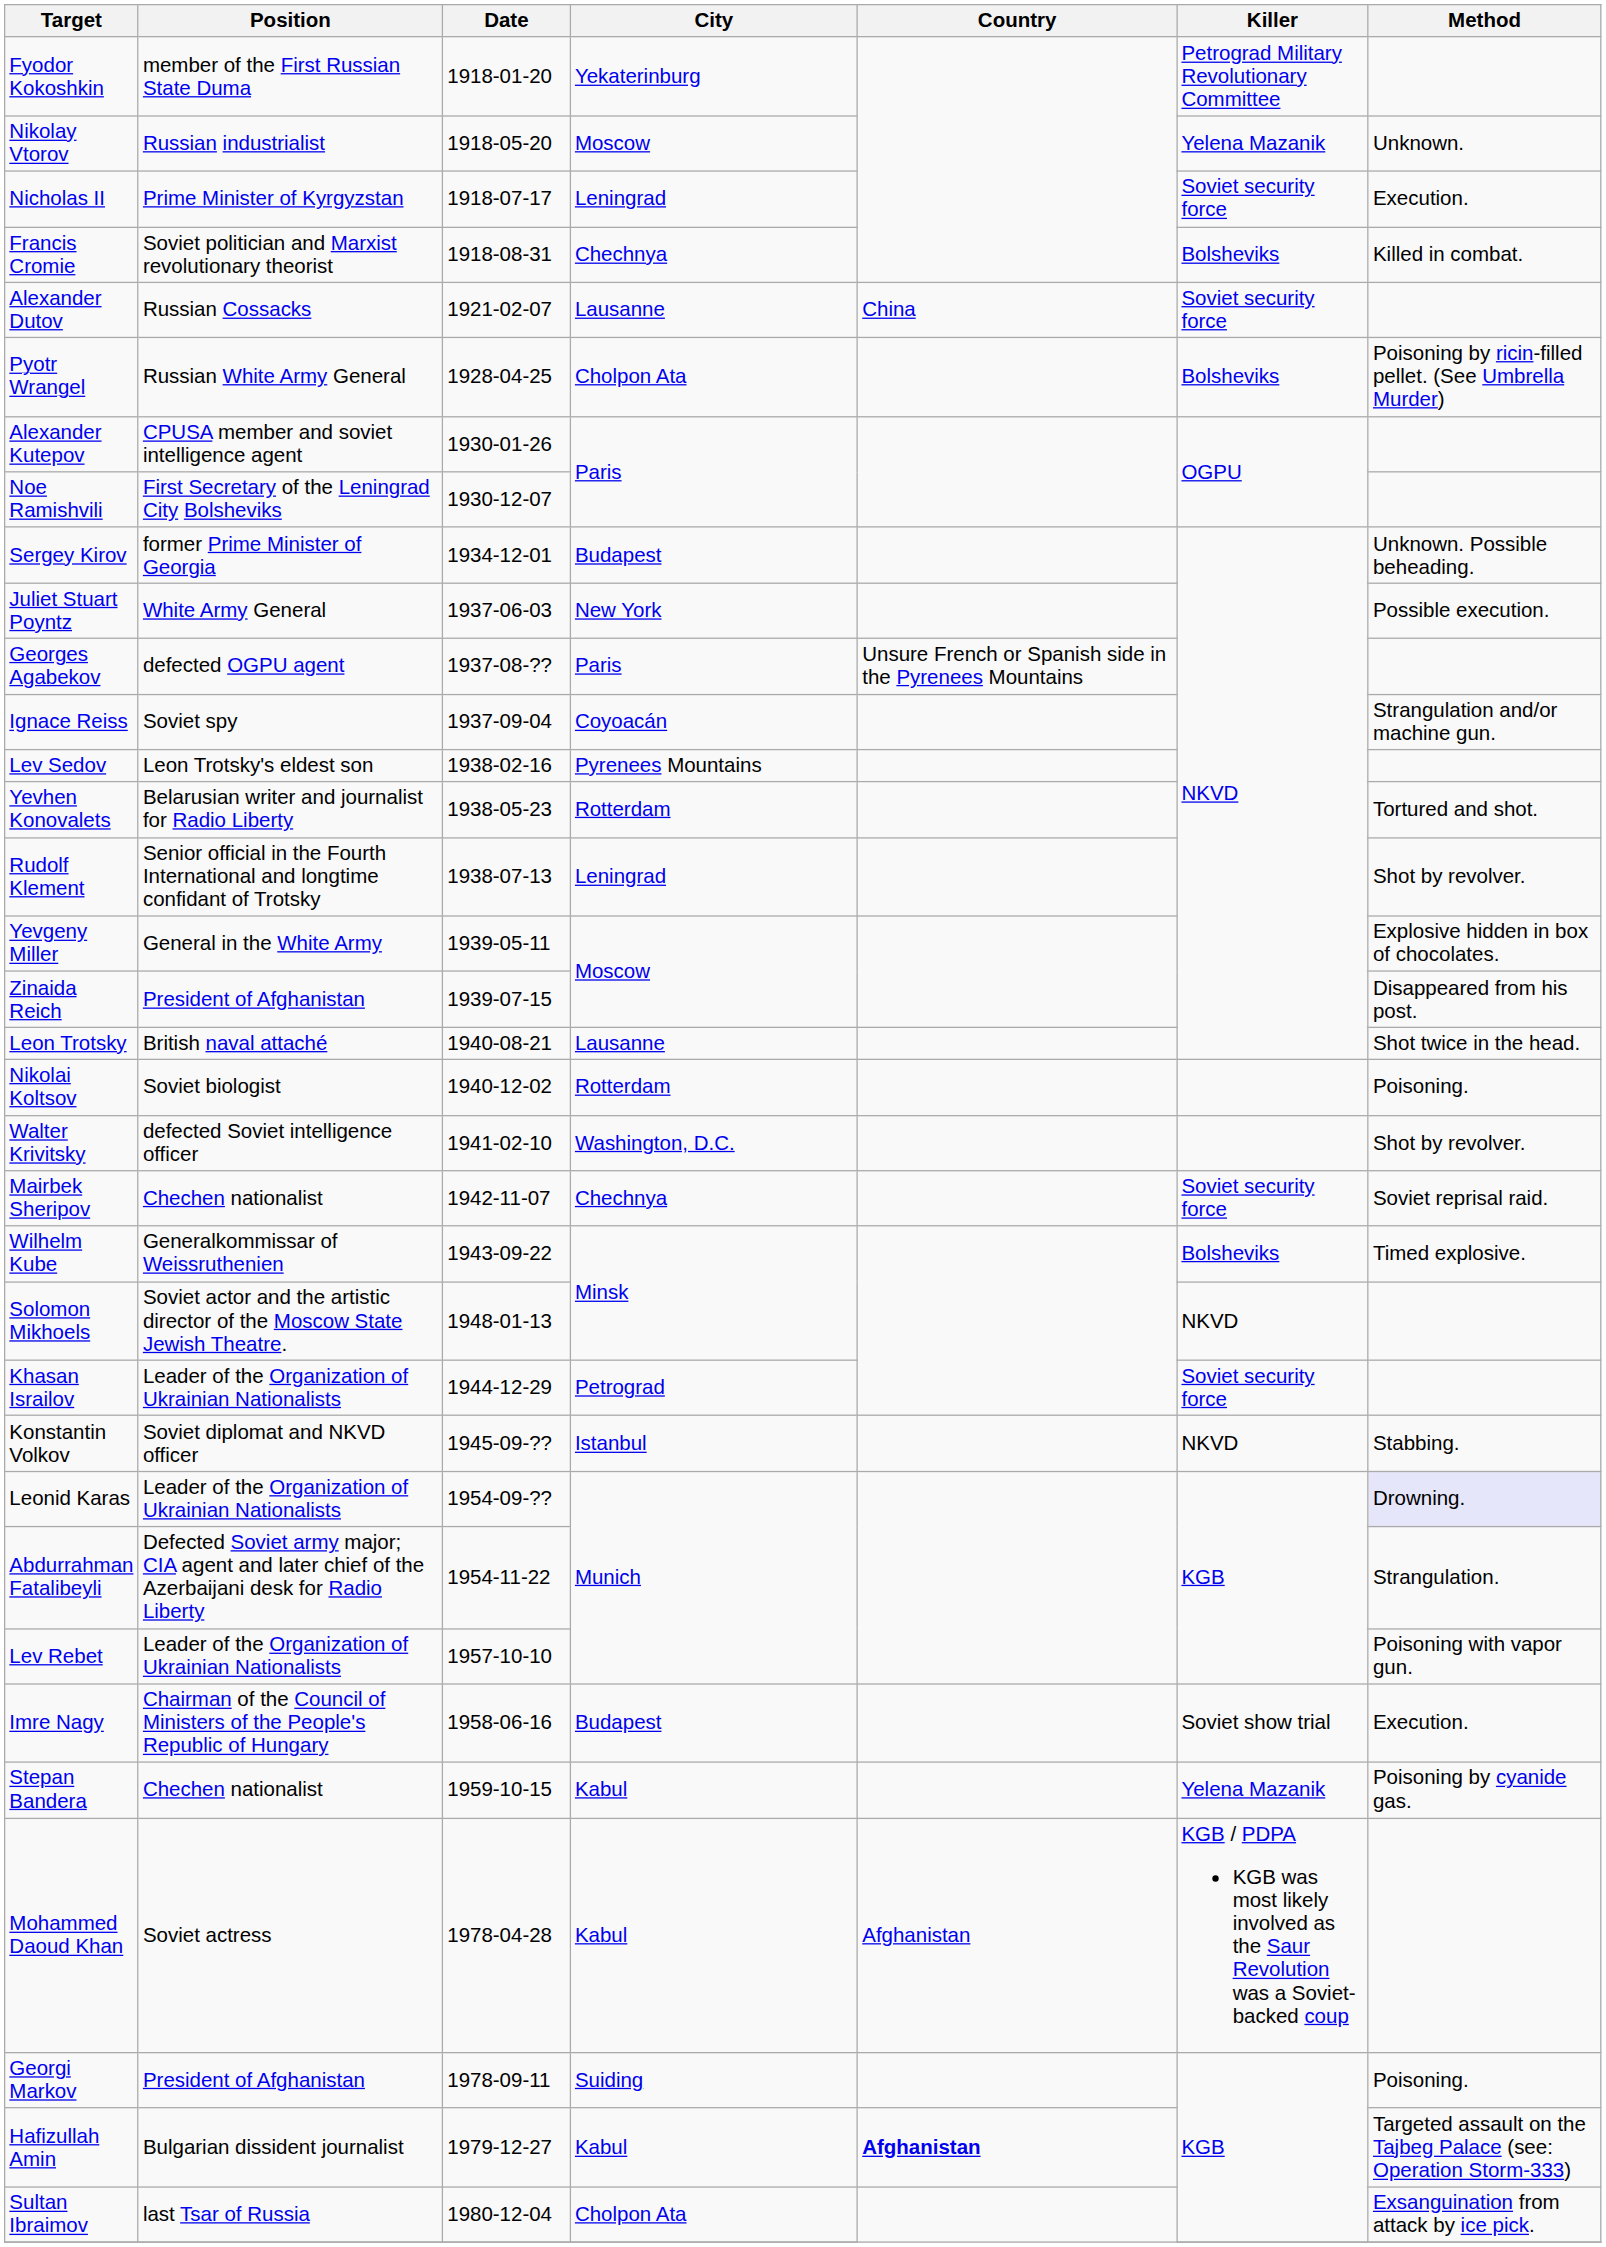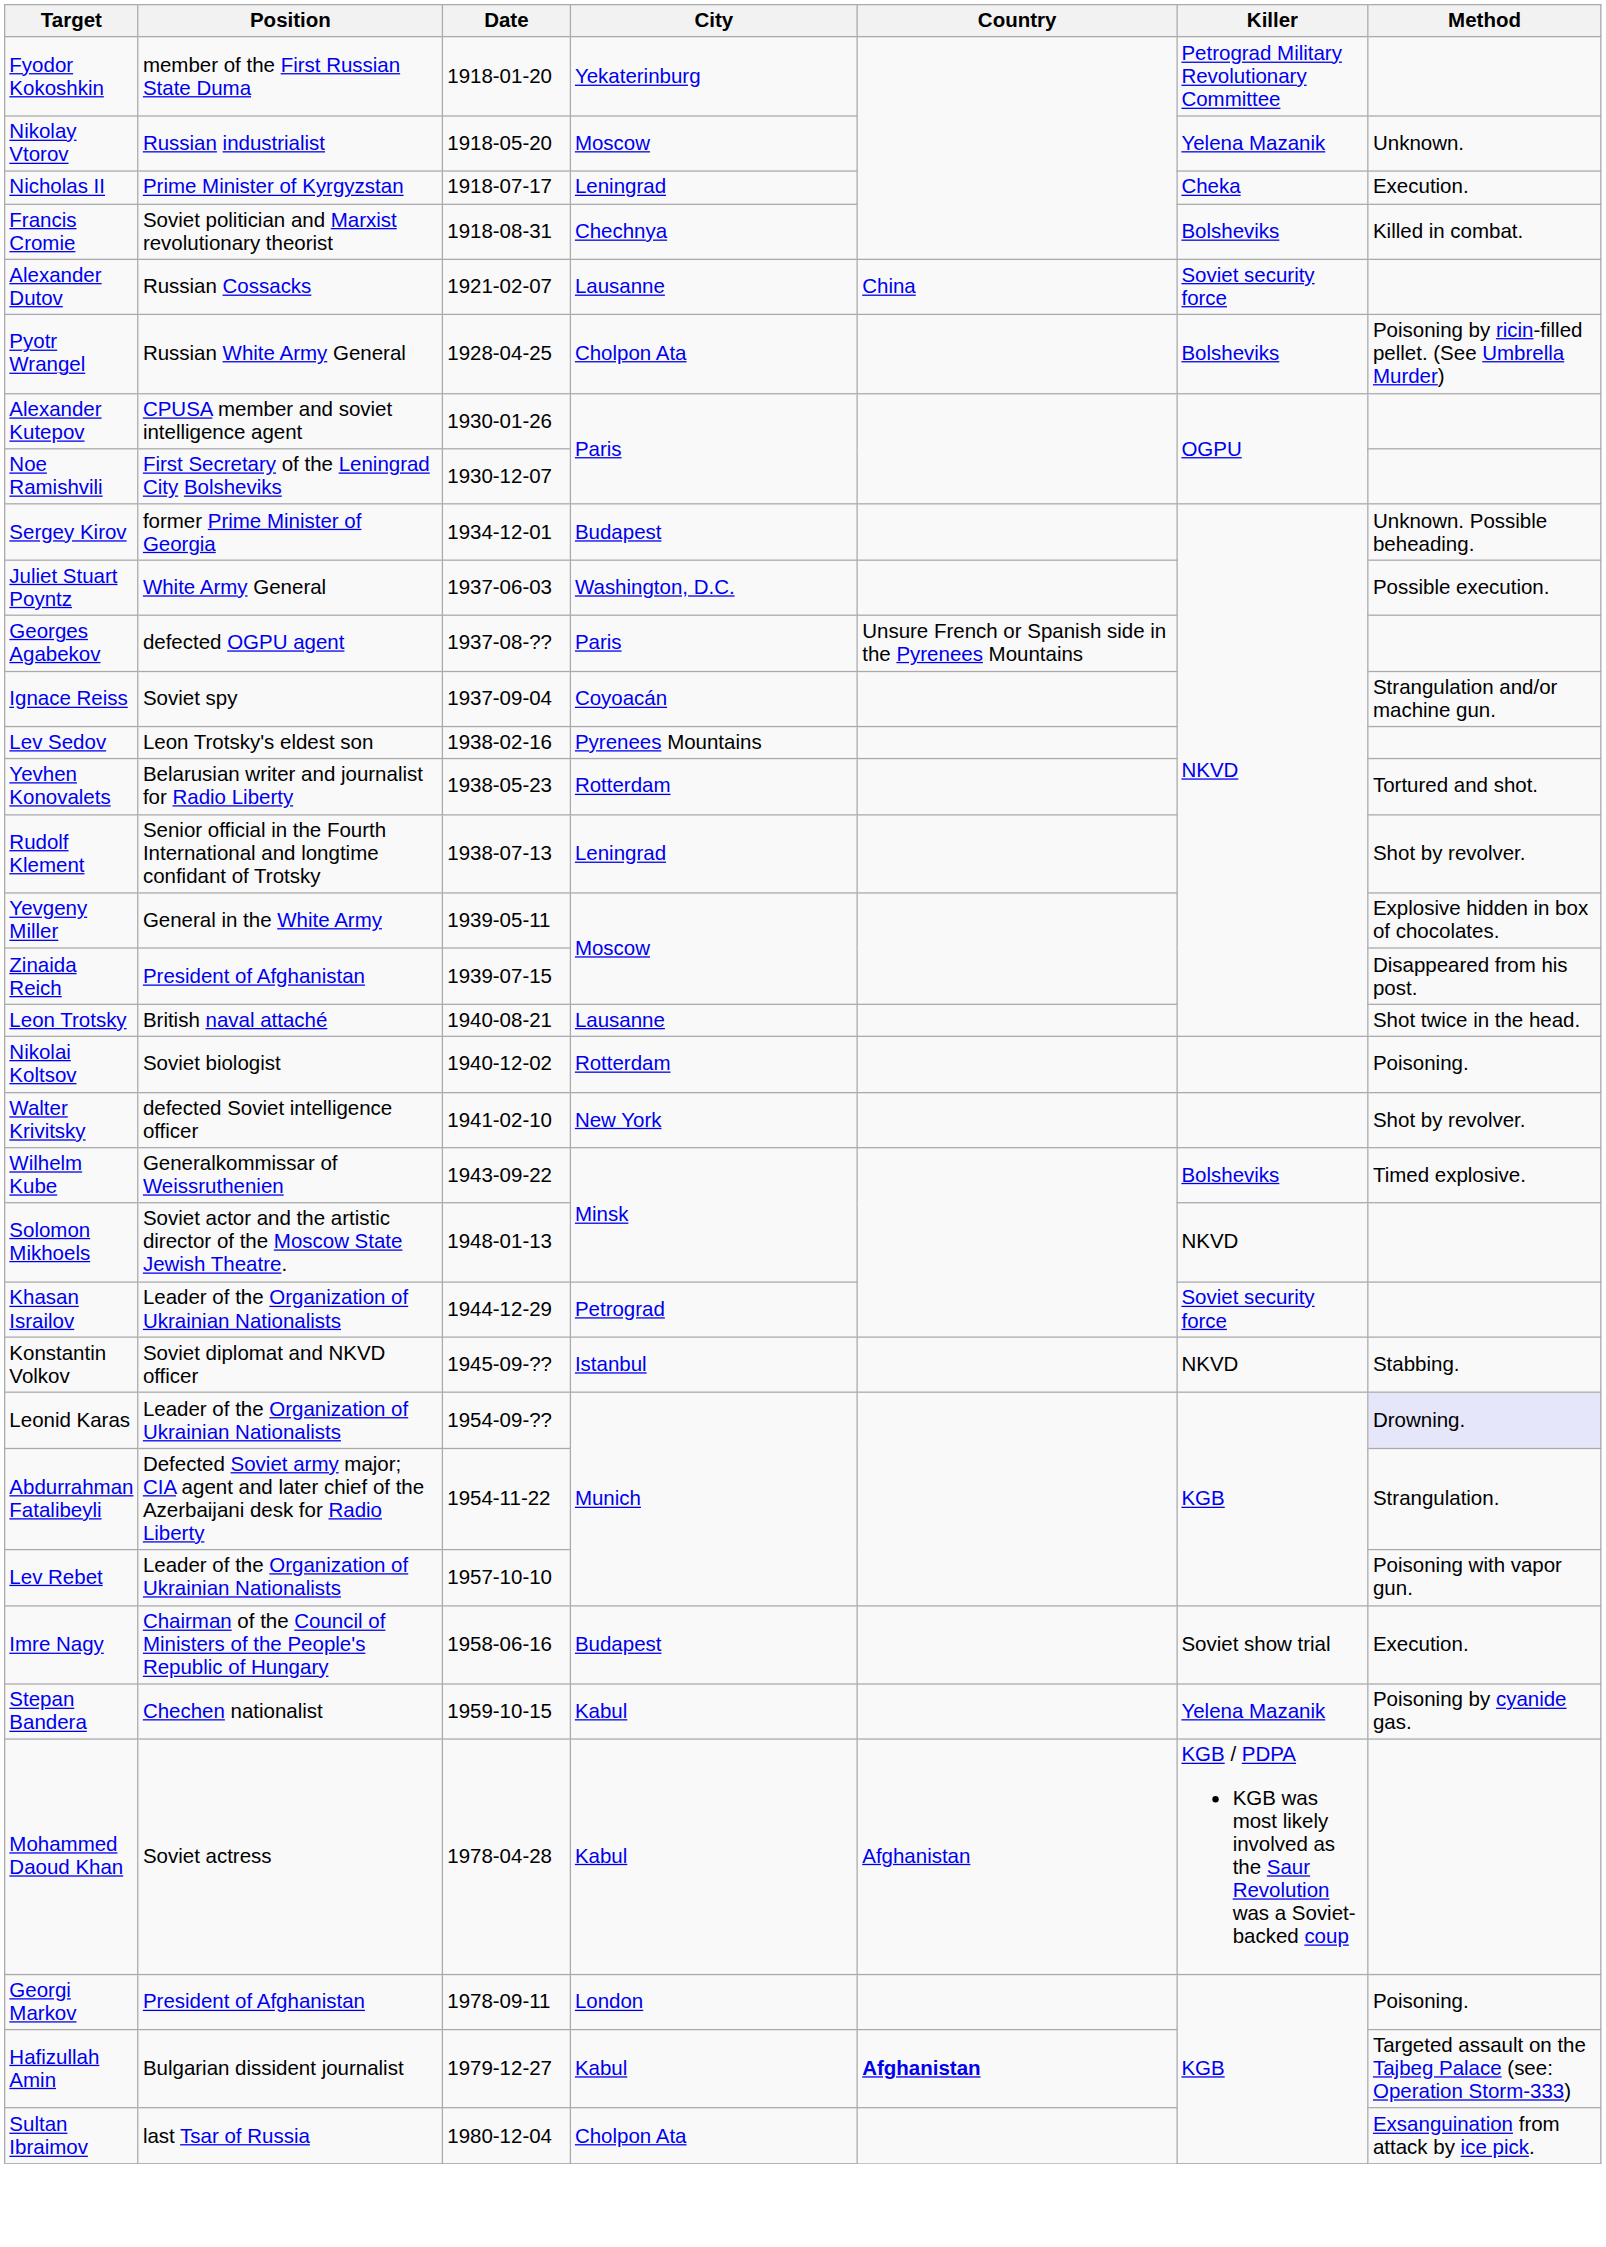(1248, 198) Soviet security force -> (1211, 187) Cheka
(618, 610) New York -> (655, 587) Washington, D.C.
(655, 1142) Washington, D.C. -> (618, 1119) New York
- row: (50, 1198)
(609, 2080) Suiding -> (609, 2001) London
